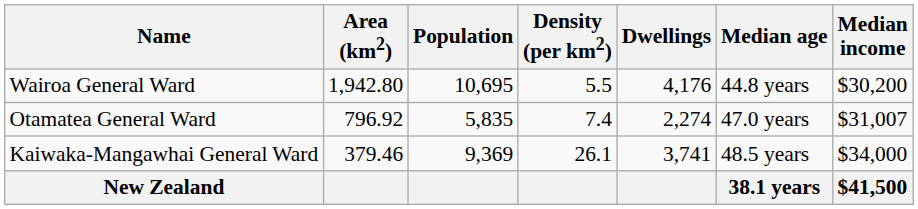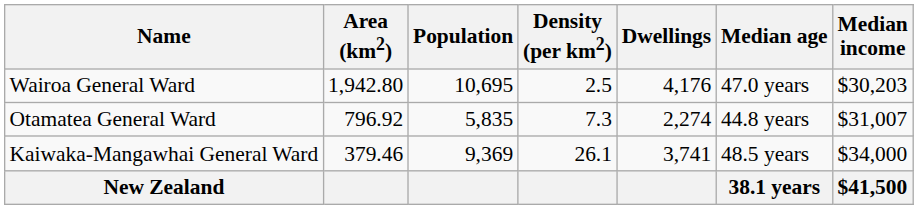(599, 85) 5.5 -> (599, 85) 2.5
(765, 85) 44.8 years -> (765, 85) 47.0 years
(872, 85) $30,200 -> (872, 85) $30,203
(599, 119) 7.4 -> (599, 119) 7.3
(765, 119) 47.0 years -> (765, 119) 44.8 years
